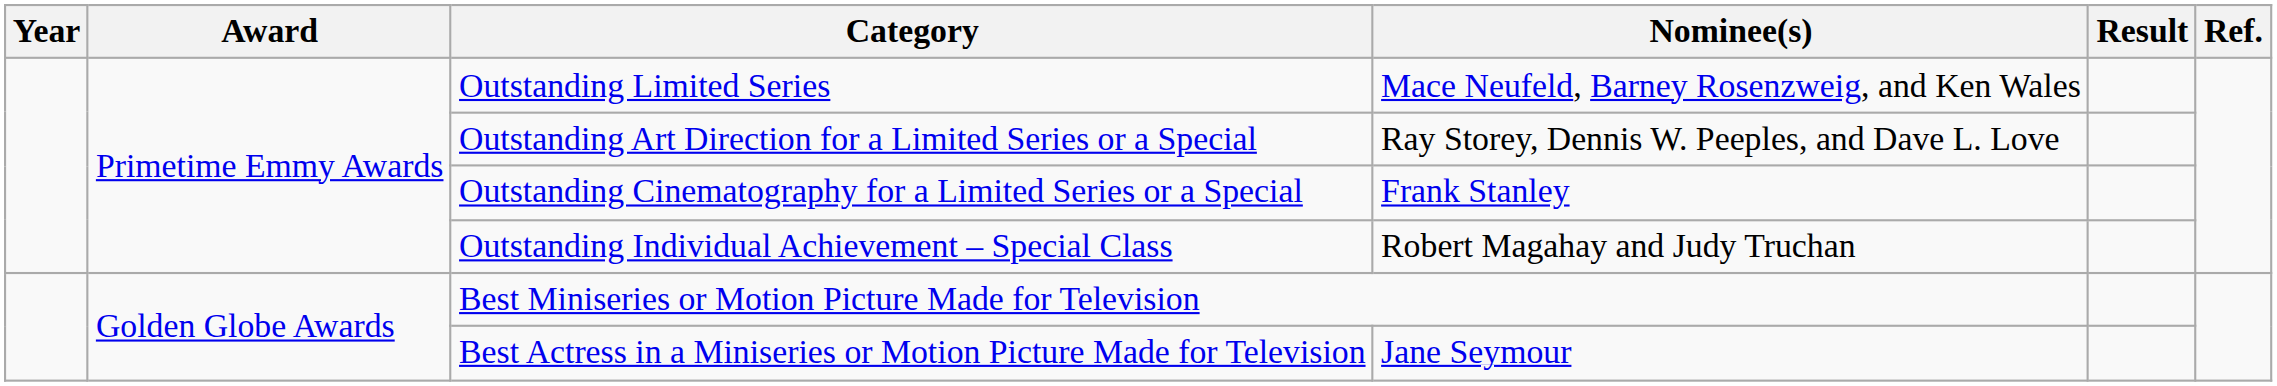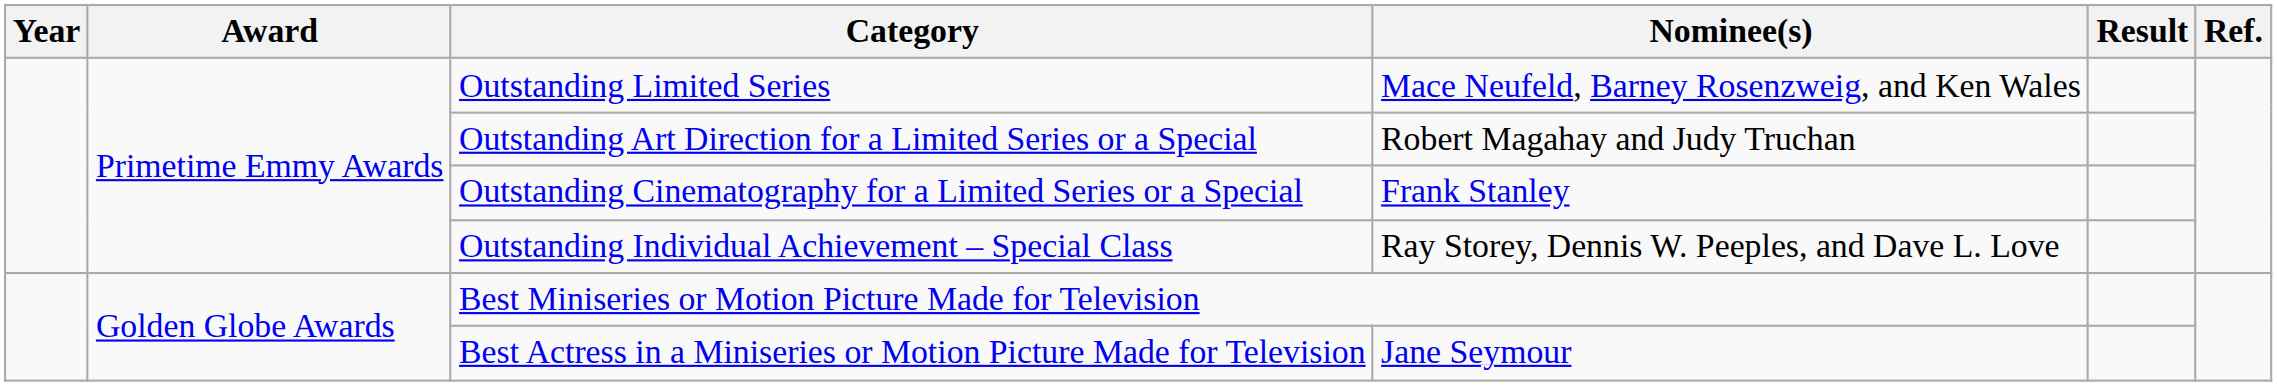(1720, 138) Ray Storey, Dennis W. Peeples, and Dave L. Love -> (1618, 138) Robert Magahay and Judy Truchan
(1618, 245) Robert Magahay and Judy Truchan -> (1720, 245) Ray Storey, Dennis W. Peeples, and Dave L. Love
